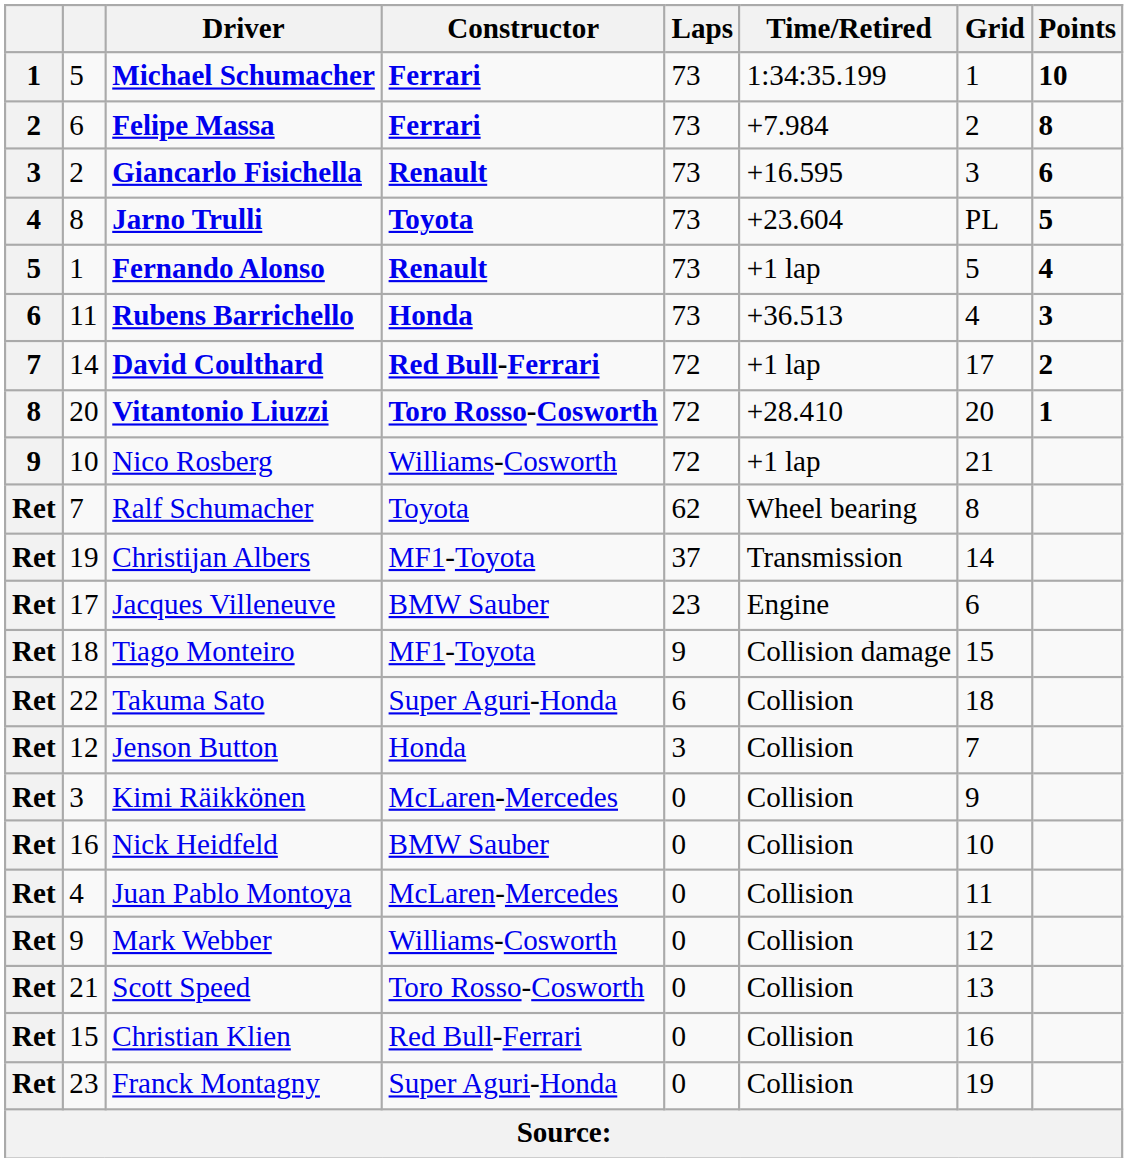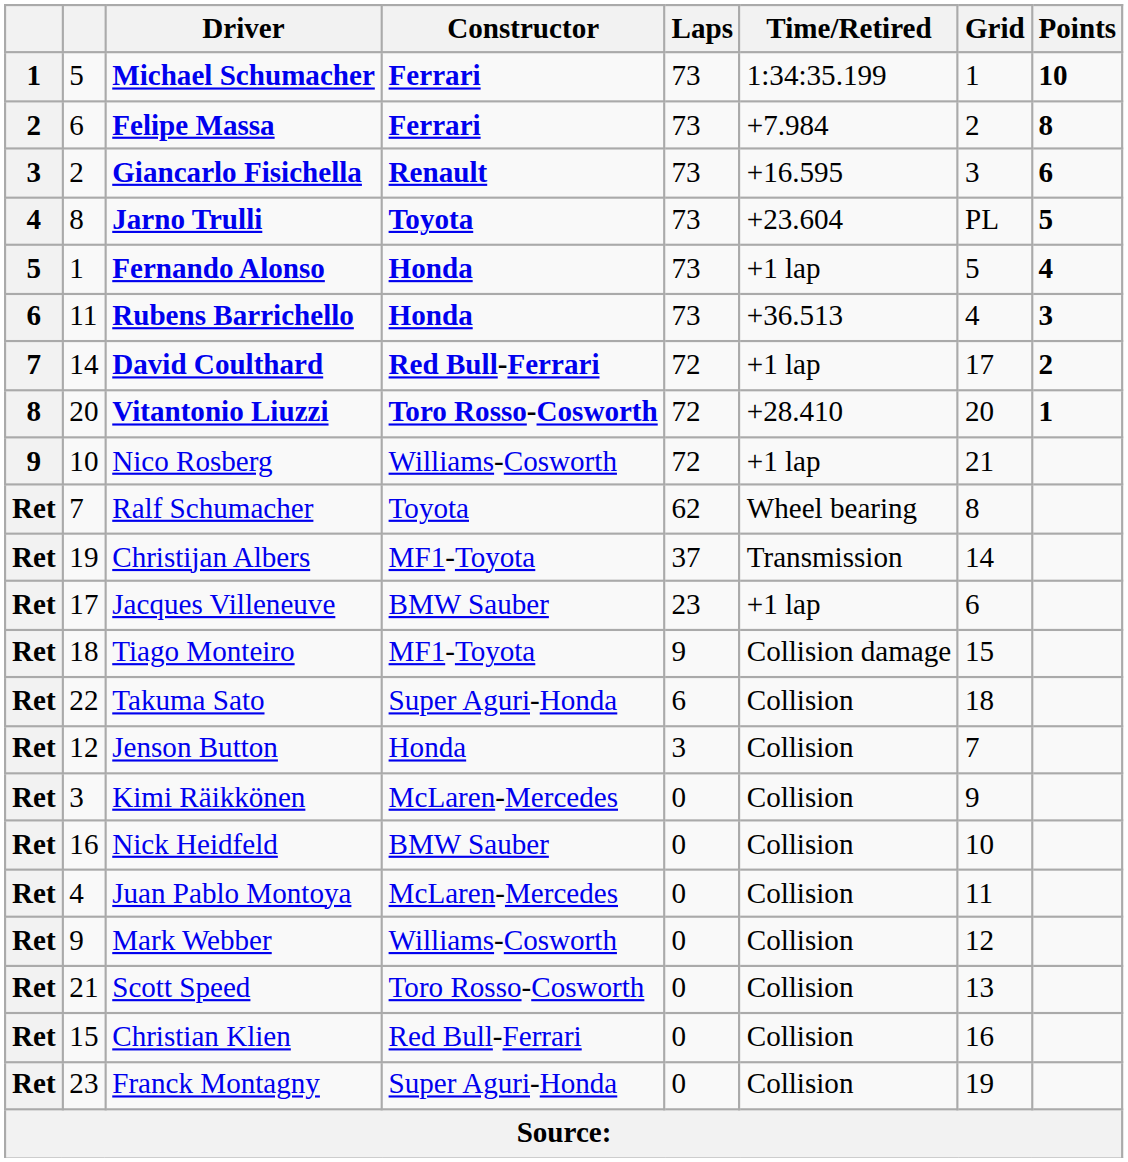(438, 268) Renault -> (431, 268) Honda
(788, 604) Engine -> (784, 604) +1 lap
